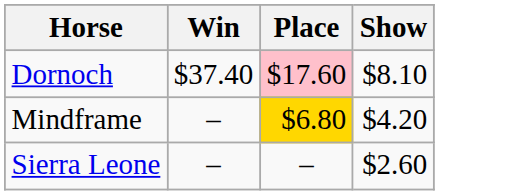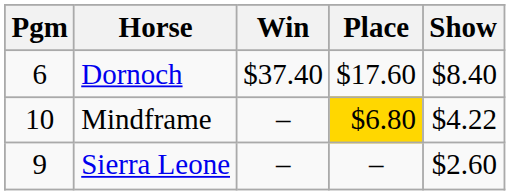+ column: (40, 27)
(306, 73) pink background -> (376, 73) no background
(395, 73) $8.10 -> (464, 73) $8.40
(395, 119) $4.20 -> (464, 119) $4.22
